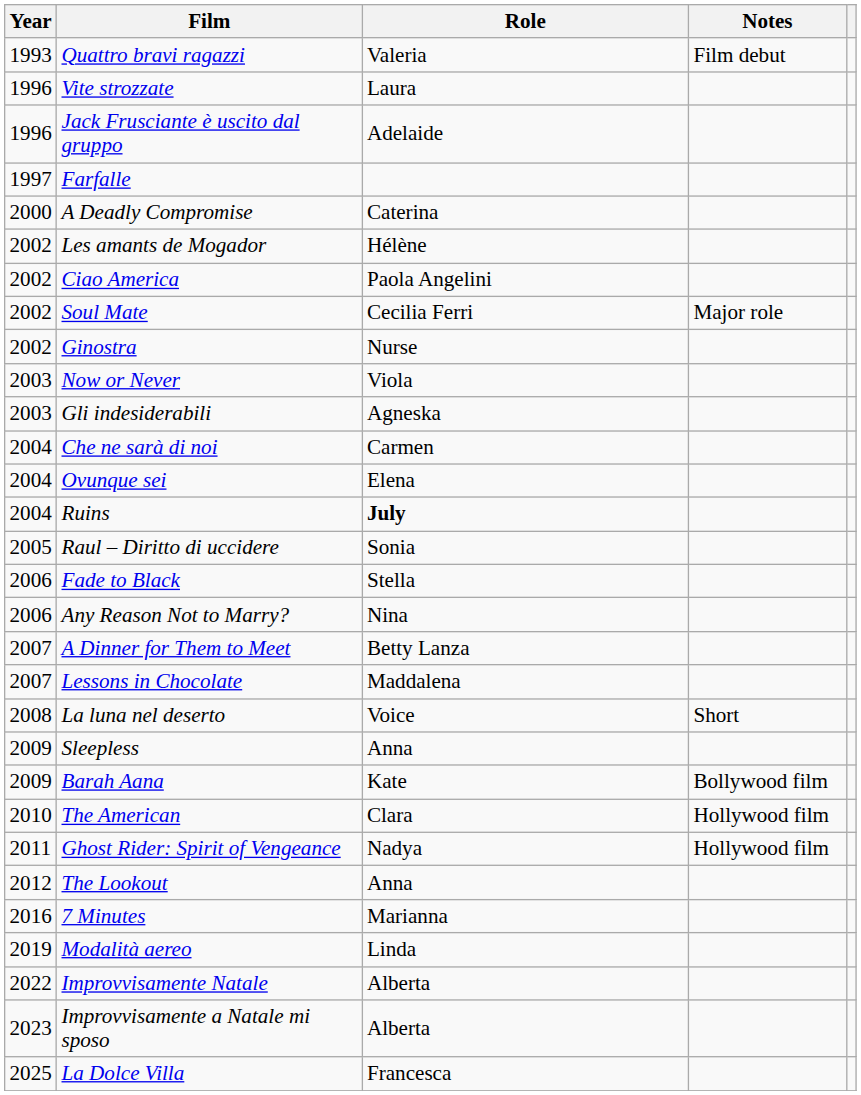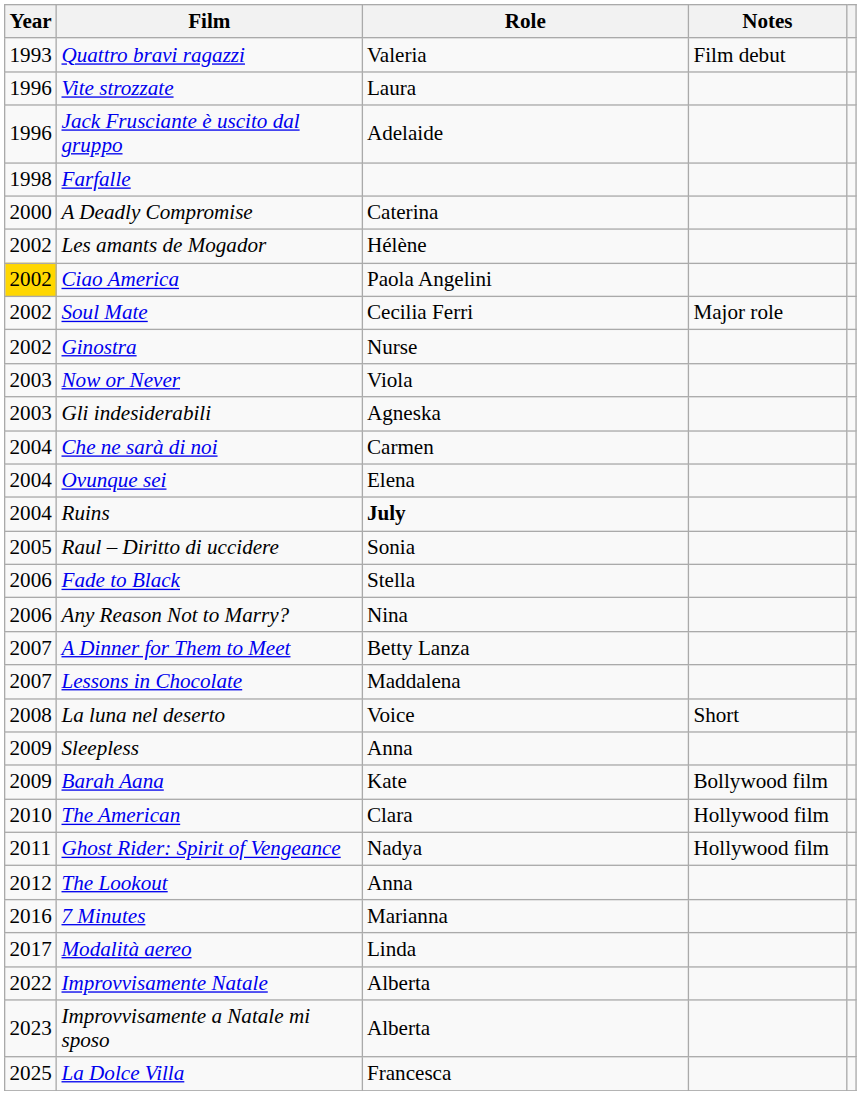(31, 178) 1997 -> (31, 178) 1998
(31, 279) no background -> (31, 279) gold background
(31, 949) 2019 -> (31, 949) 2017
